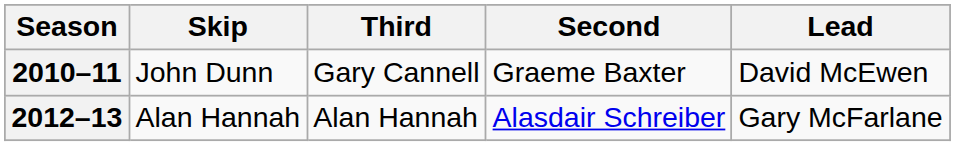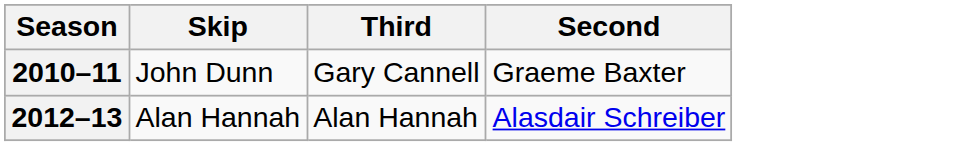- column: (841, 27)
